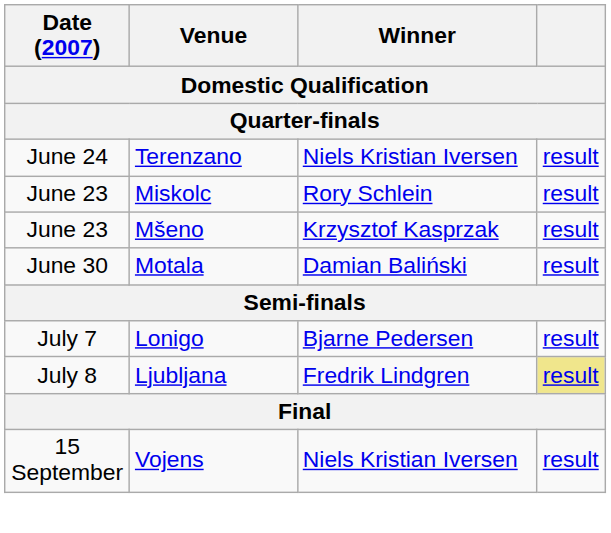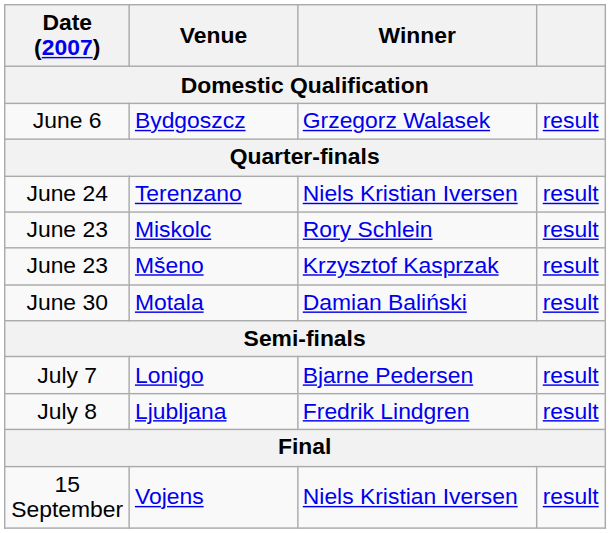+ row: (190, 120)
(571, 374) khaki background -> (571, 411) no background
